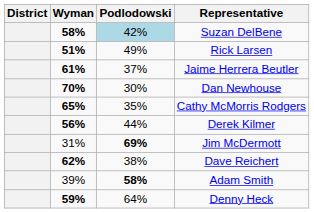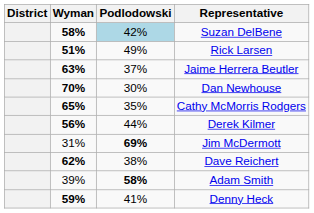(73, 69) 61% -> (73, 69) 63%
(135, 198) 64% -> (135, 198) 41%
